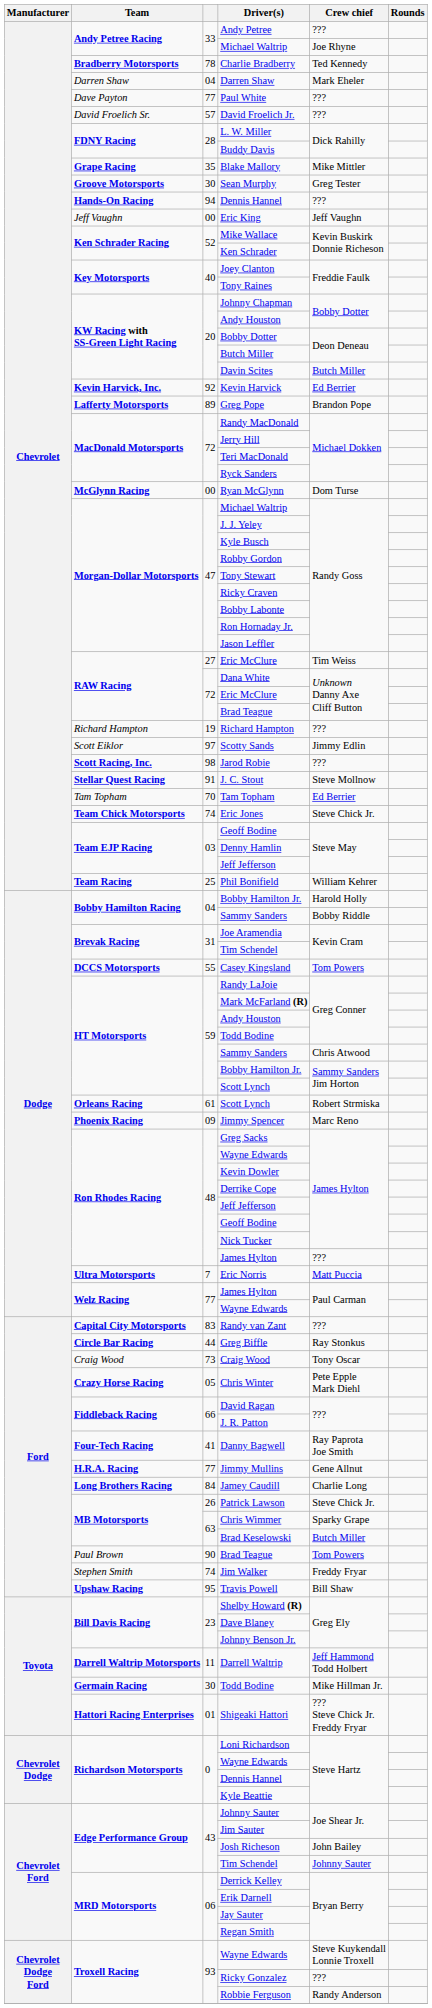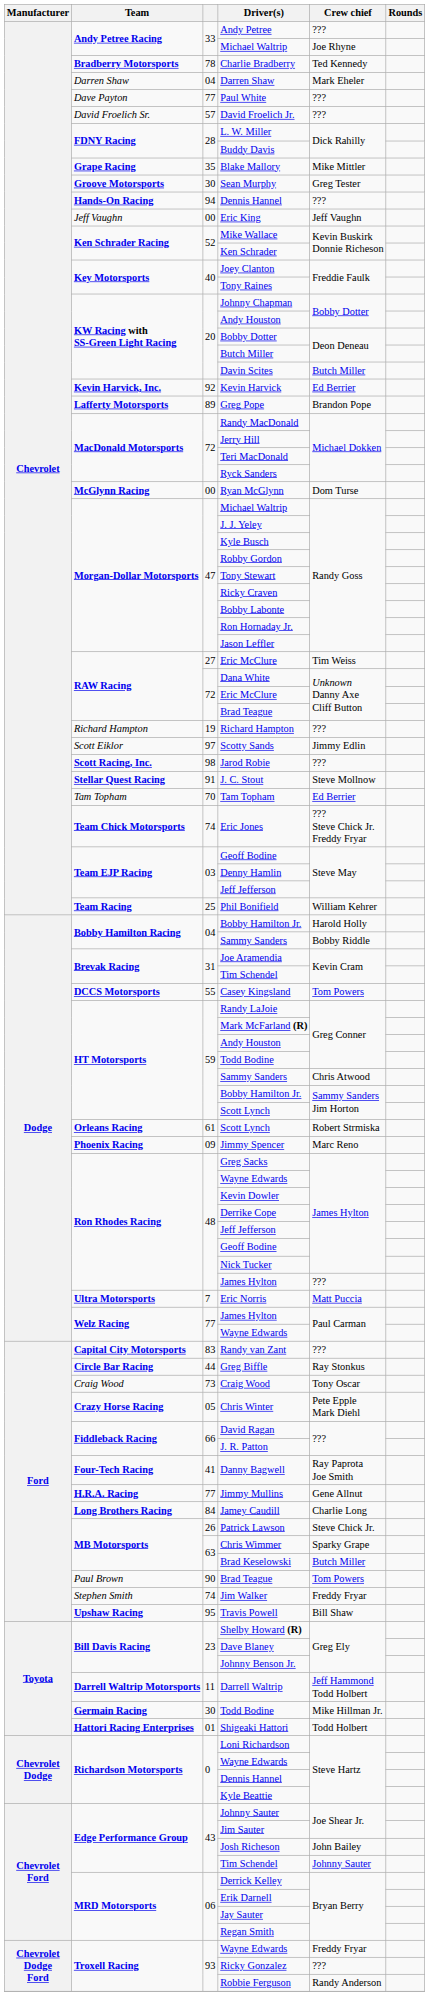(343, 814) Steve Chick Jr. -> (343, 826) ??? Steve Chick Jr. Freddy Fryar
(343, 1715) ??? Steve Chick Jr. Freddy Fryar -> (340, 1727) Todd Holbert
(349, 1955) Steve Kuykendall Lonnie Troxell -> (339, 1949) Freddy Fryar
